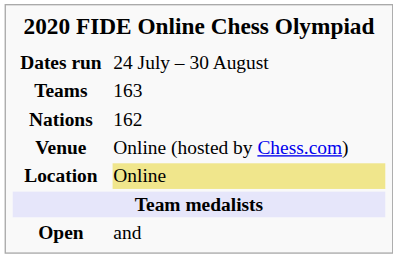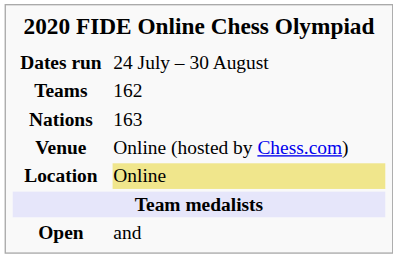(128, 90) 163 -> (128, 90) 162
(128, 119) 162 -> (128, 119) 163
